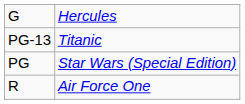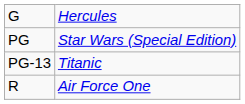rows swapped: (19, 63) <-> (30, 39)
